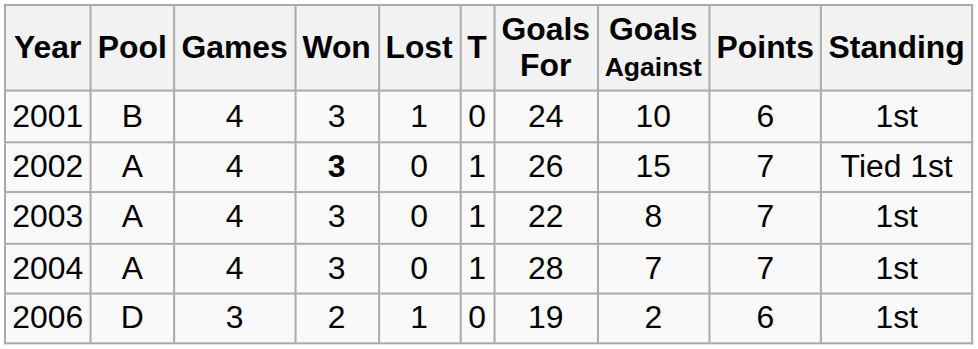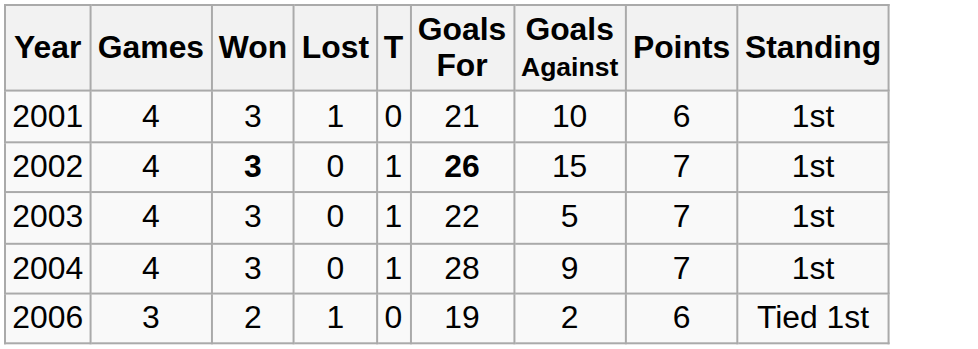- column: (132, 47)
(546, 116) 24 -> (462, 116) 21
(546, 166) normal -> (462, 166) bold
(897, 166) Tied 1st -> (813, 166) 1st
(653, 217) 8 -> (570, 217) 5
(653, 267) 7 -> (570, 267) 9
(897, 318) 1st -> (813, 318) Tied 1st
